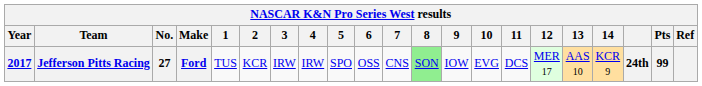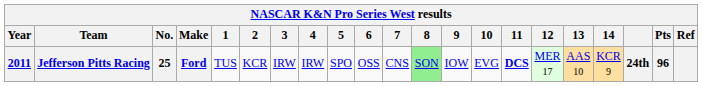(19, 63) 2017 -> (19, 63) 2011
(164, 63) 27 -> (164, 63) 25
(516, 63) normal -> (517, 63) bold
(662, 63) 99 -> (663, 63) 96
